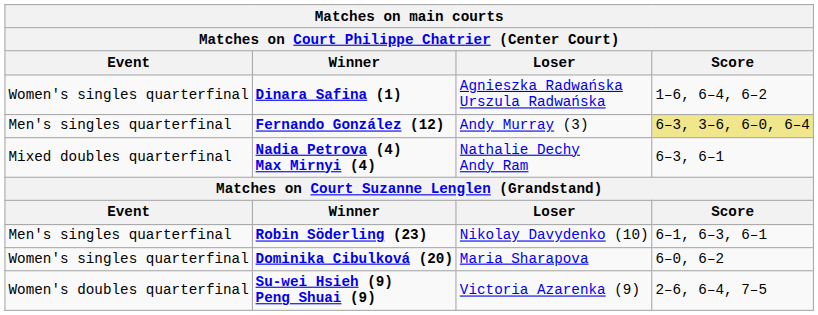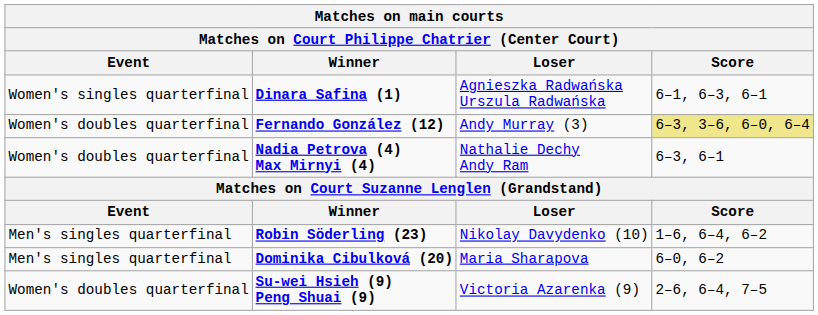(711, 94) 1–6, 6–4, 6–2 -> (711, 94) 6–1, 6–3, 6–1
(120, 126) Men's singles quarterfinal -> (129, 126) Women's doubles quarterfinal
(120, 157) Mixed doubles quarterfinal -> (129, 157) Women's doubles quarterfinal
(711, 236) 6–1, 6–3, 6–1 -> (711, 236) 1–6, 6–4, 6–2
(129, 259) Women's singles quarterfinal -> (120, 259) Men's singles quarterfinal
